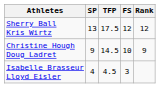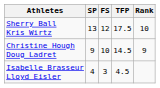columns swapped: (127, 10) <-> (110, 10)
(144, 28) 12 -> (144, 28) 10
